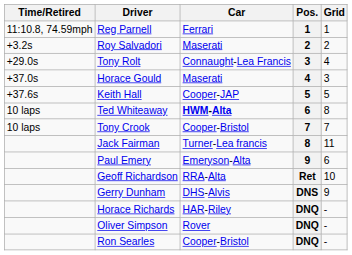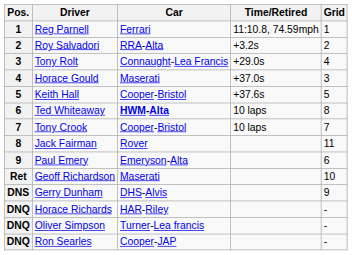columns swapped: (307, 13) <-> (50, 13)
(202, 46) Maserati -> (142, 46) RRA-Alta
(211, 95) Cooper-JAP -> (153, 95) Cooper-Bristol
(225, 144) Turner-Lea francis -> (134, 144) Rover
(204, 177) RRA-Alta -> (140, 177) Maserati
(196, 226) Rover -> (162, 226) Turner-Lea francis
(216, 242) Cooper-Bristol -> (148, 242) Cooper-JAP
